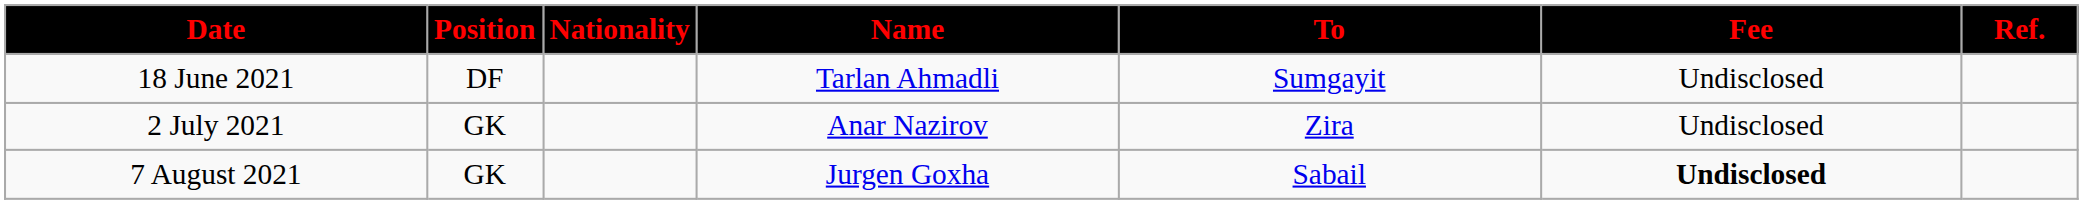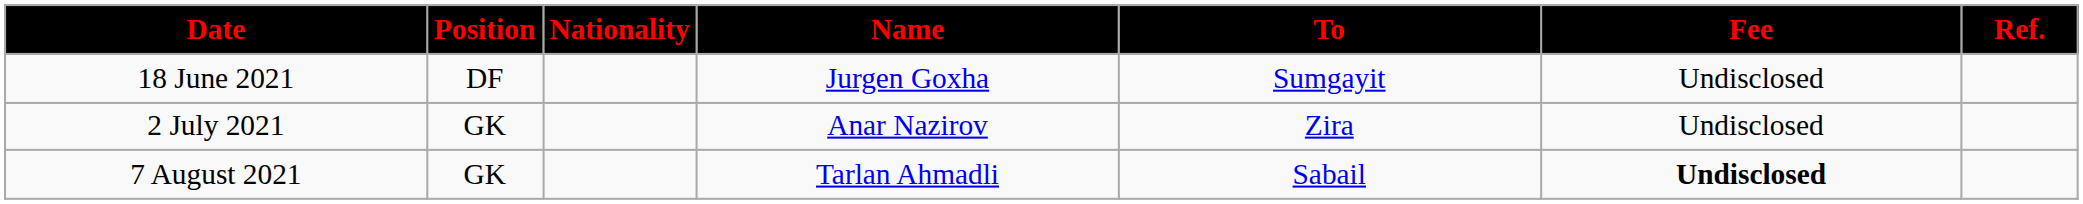(907, 77) Tarlan Ahmadli -> (907, 77) Jurgen Goxha
(907, 174) Jurgen Goxha -> (907, 174) Tarlan Ahmadli
